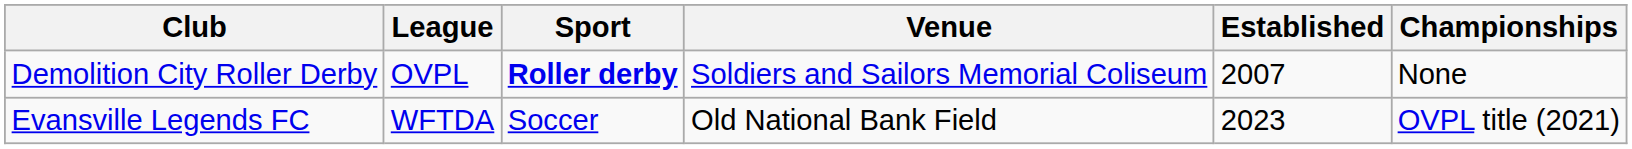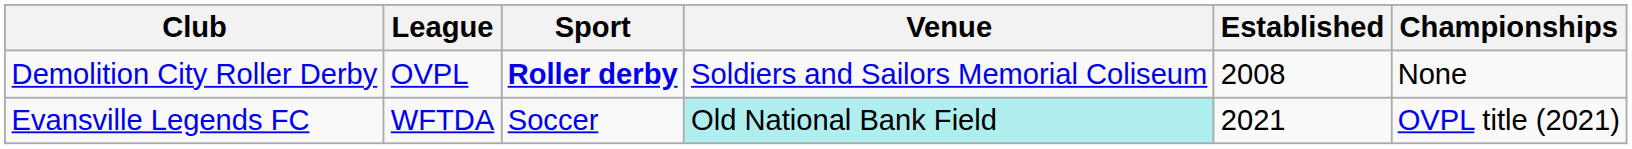(1253, 73) 2007 -> (1253, 73) 2008
(844, 119) no background -> (844, 119) paleturquoise background
(1253, 119) 2023 -> (1253, 119) 2021
